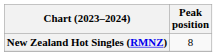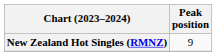(190, 42) 8 -> (190, 42) 9
